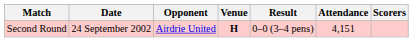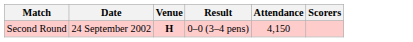- column: (186, 12)
(343, 28) 4,151 -> (279, 28) 4,150
